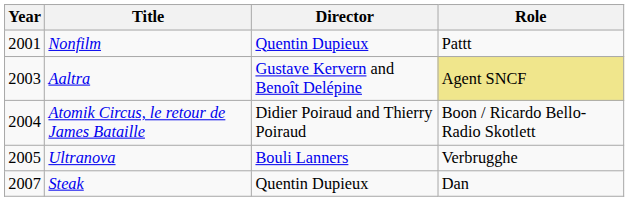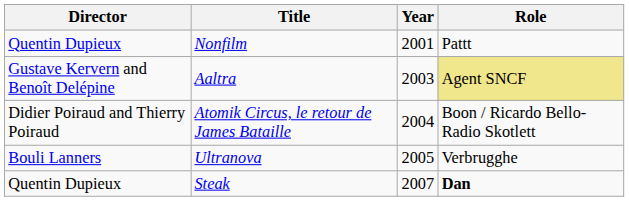columns swapped: (25, 17) <-> (345, 17)
(455, 183) normal -> (456, 183) bold
